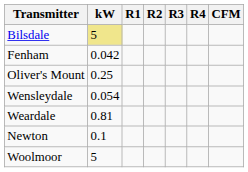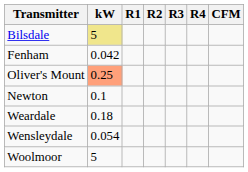(102, 75) no background -> (102, 75) lightsalmon background
rows swapped: (28, 136) <-> (40, 95)
(102, 116) 0.81 -> (102, 116) 0.18
